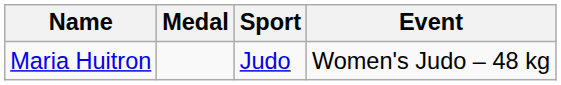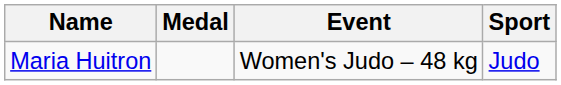columns swapped: (270, 23) <-> (431, 23)
